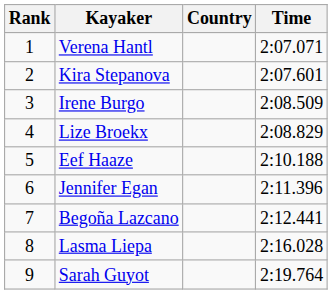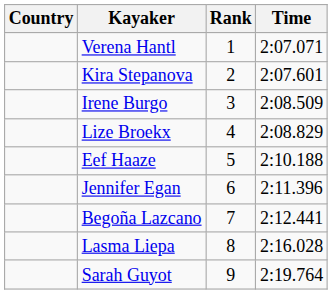columns swapped: (30, 18) <-> (219, 18)
